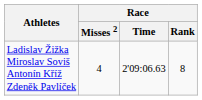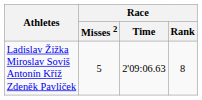(99, 68) 4 -> (99, 68) 5
